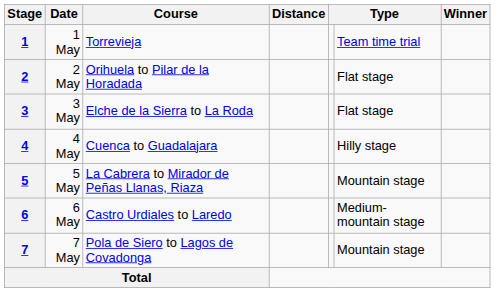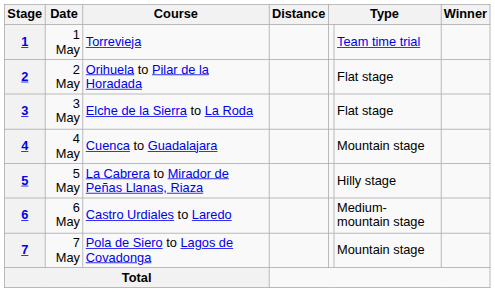(367, 146) Hilly stage -> (381, 146) Mountain stage
(381, 180) Mountain stage -> (367, 180) Hilly stage
